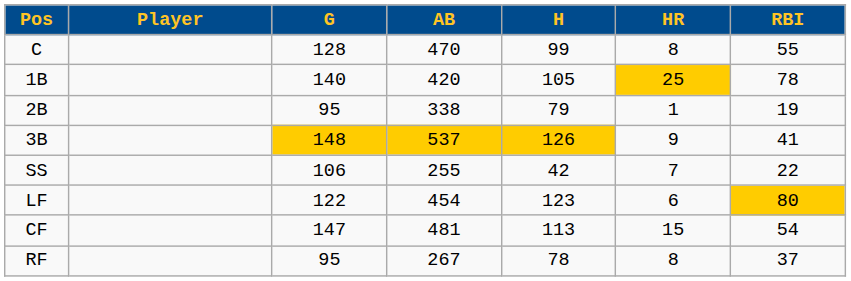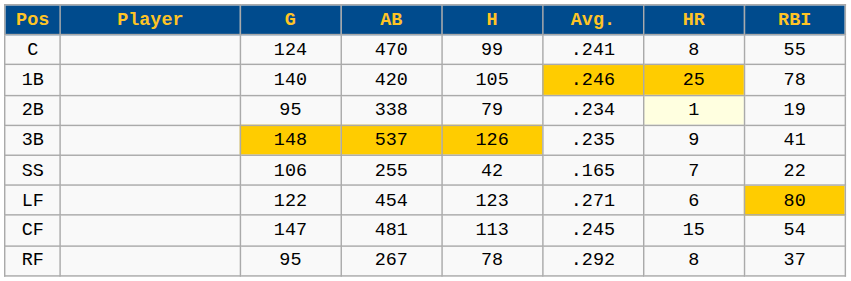+ column: (593, 20)
(329, 50) 128 -> (290, 50) 124
(673, 110) no background -> (694, 110) lightyellow background
